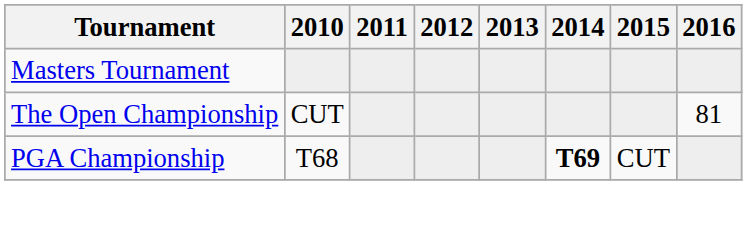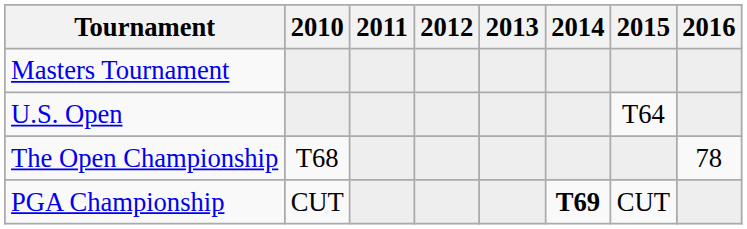+ row: (67, 114)
(317, 114) CUT -> (317, 158) T68
(709, 114) 81 -> (709, 158) 78
(317, 158) T68 -> (317, 202) CUT
